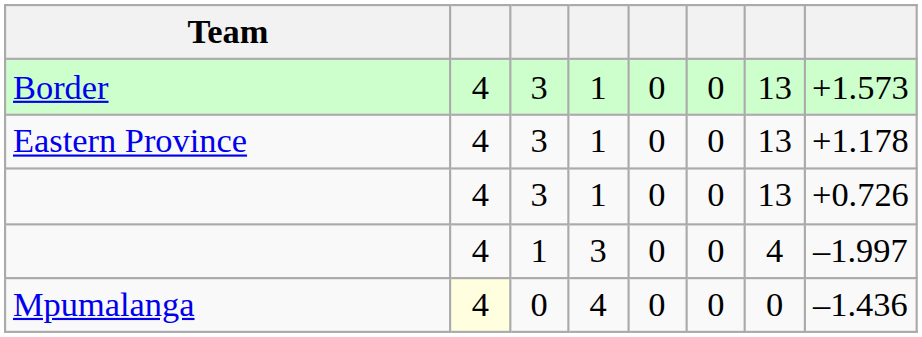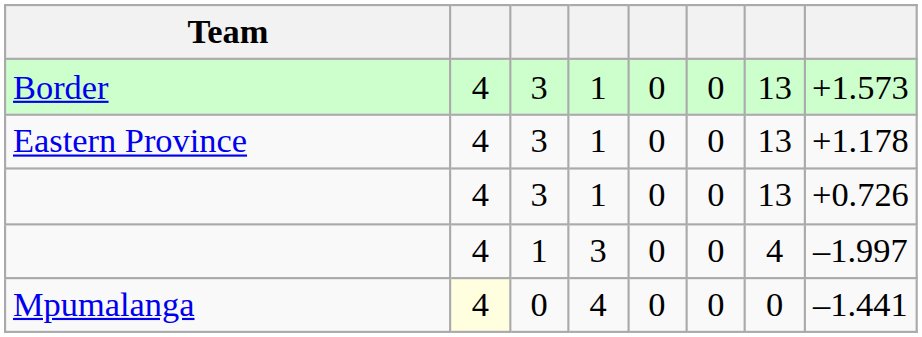(860, 304) –1.436 -> (860, 304) –1.441
